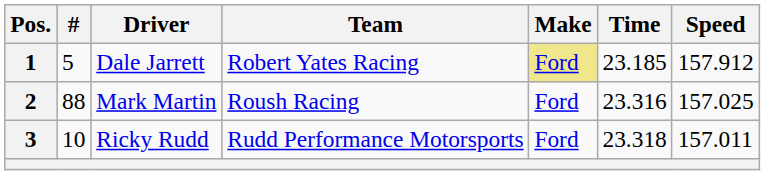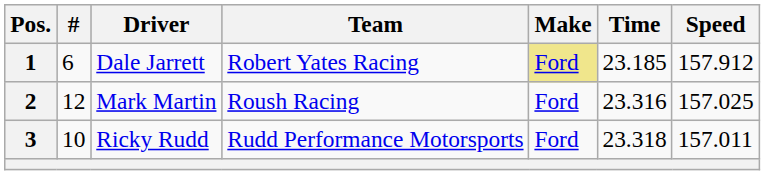(68, 62) 5 -> (68, 62) 6
(74, 101) 88 -> (74, 101) 12
